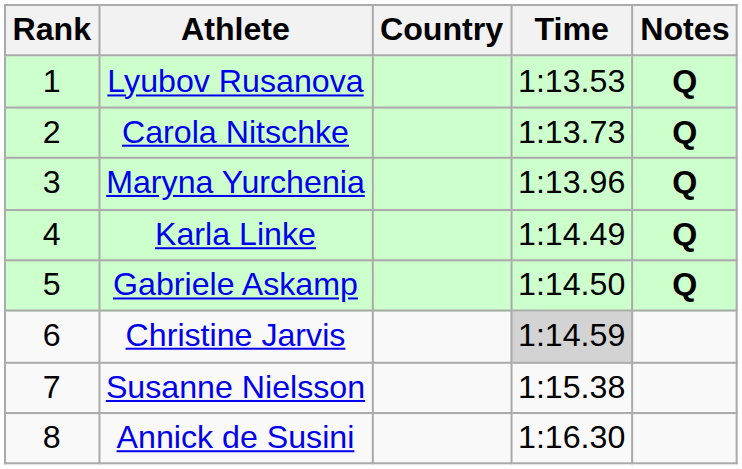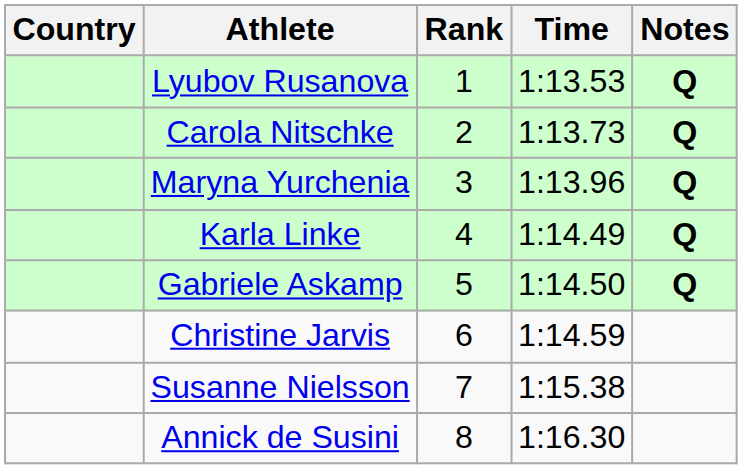columns swapped: (52, 30) <-> (442, 30)
(572, 336) lightgrey background -> (572, 336) no background
